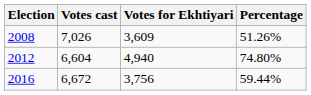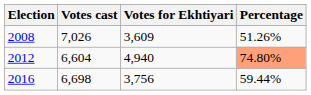(260, 57) no background -> (260, 57) lightsalmon background
(76, 79) 6,672 -> (76, 79) 6,698
